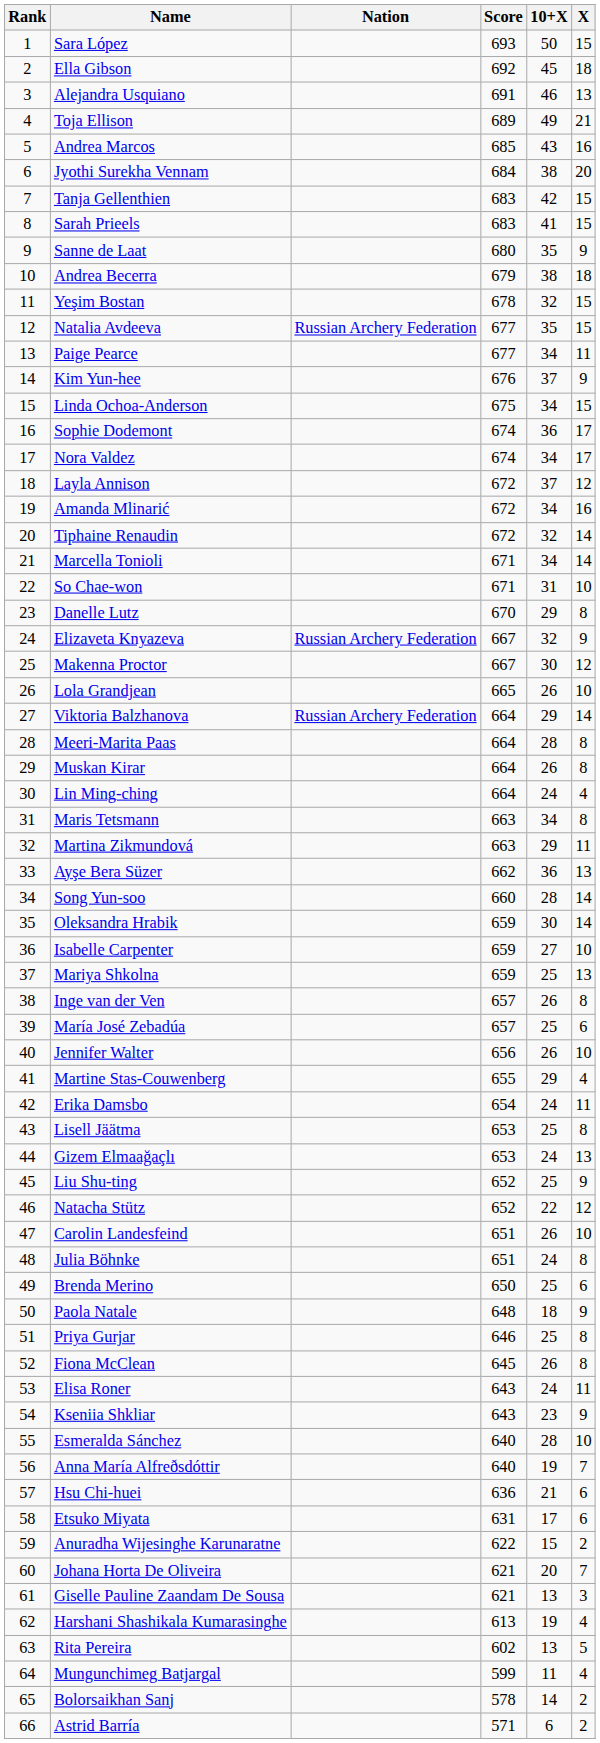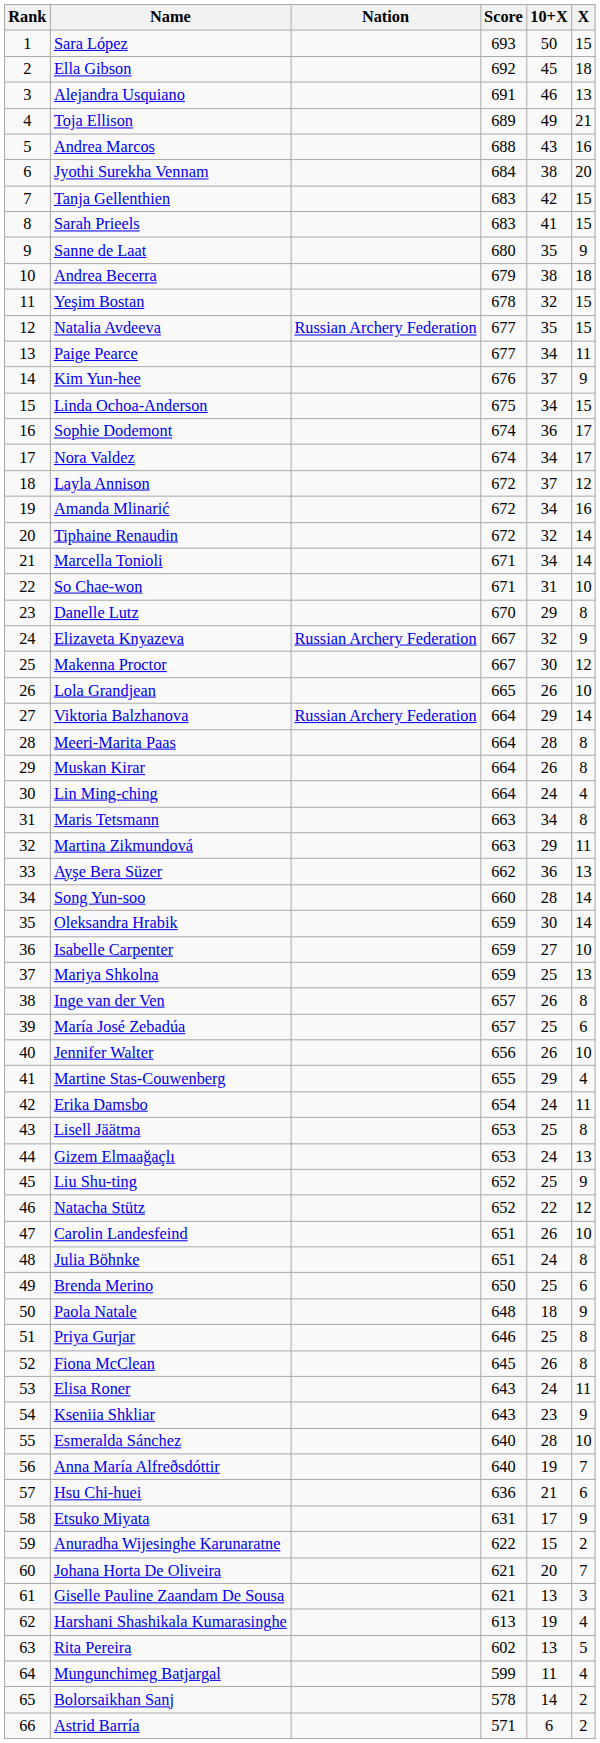(503, 146) 685 -> (503, 146) 688
(583, 1518) 6 -> (583, 1518) 9
